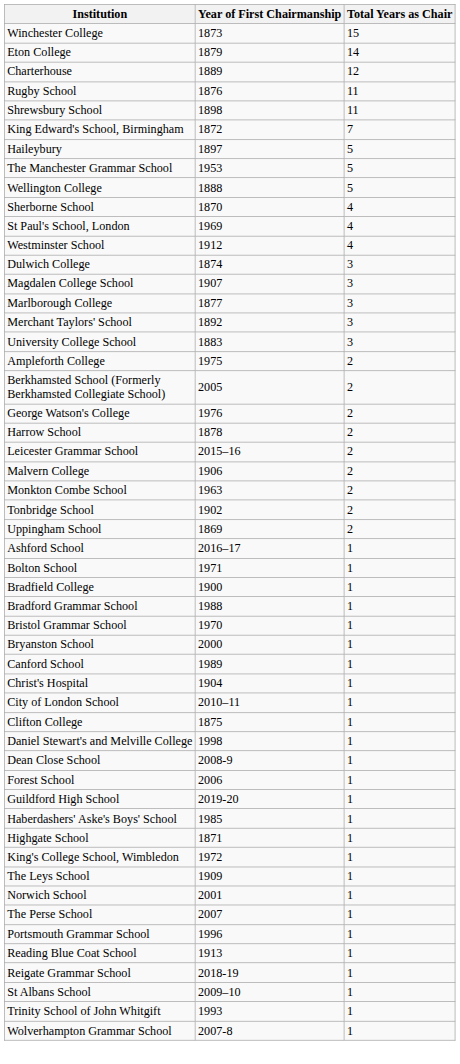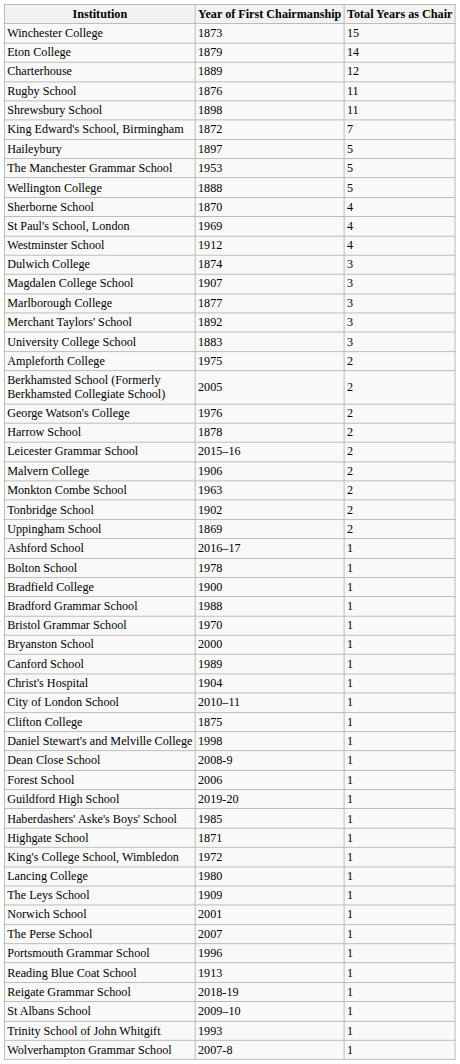(210, 567) 1971 -> (210, 567) 1978
+ row: (48, 876)
